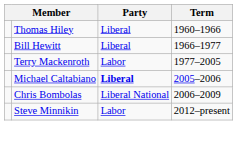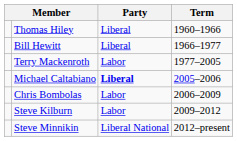(135, 95) Liberal National -> (113, 95) Labor
+ row: (43, 111)
(113, 111) Labor -> (135, 128) Liberal National
